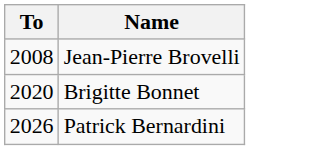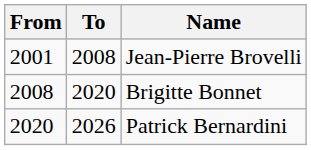+ column: (36, 21)
